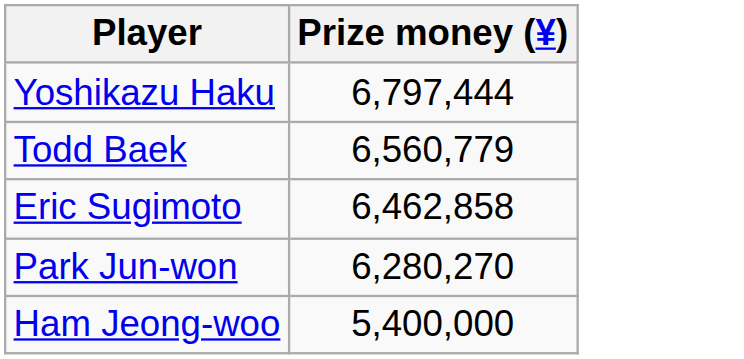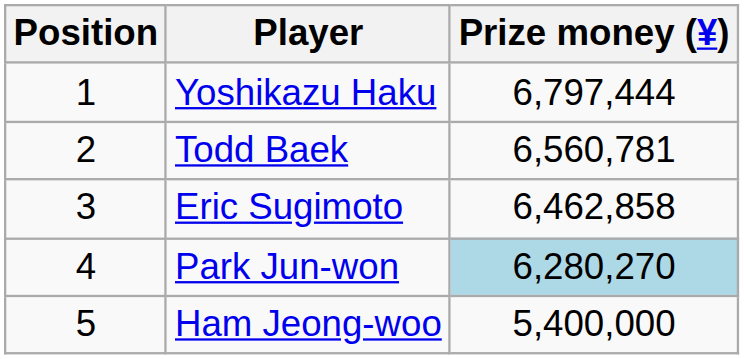+ column: (86, 33)
(433, 149) 6,560,779 -> (594, 149) 6,560,781
(433, 265) no background -> (594, 265) lightblue background
